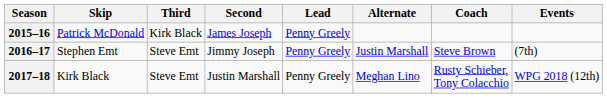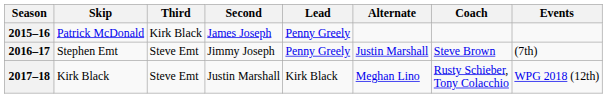(318, 76) Penny Greely -> (312, 76) Kirk Black
